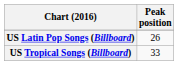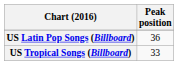(155, 38) 26 -> (155, 38) 36
